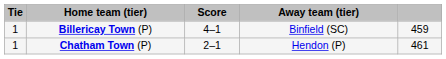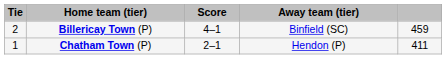(15, 30) 1 -> (15, 30) 2
(420, 46) 461 -> (420, 46) 411
